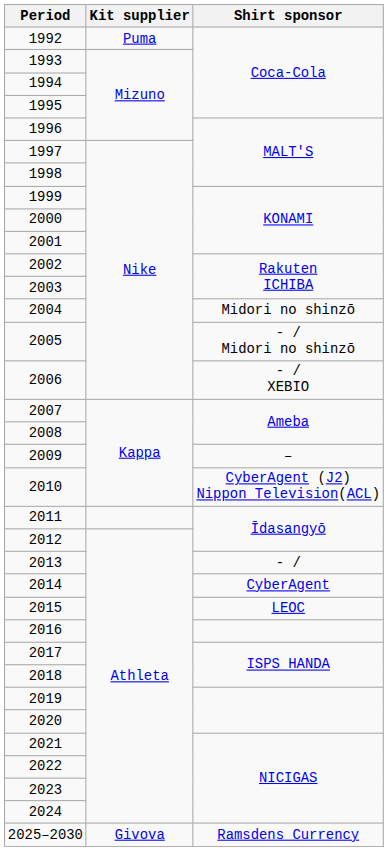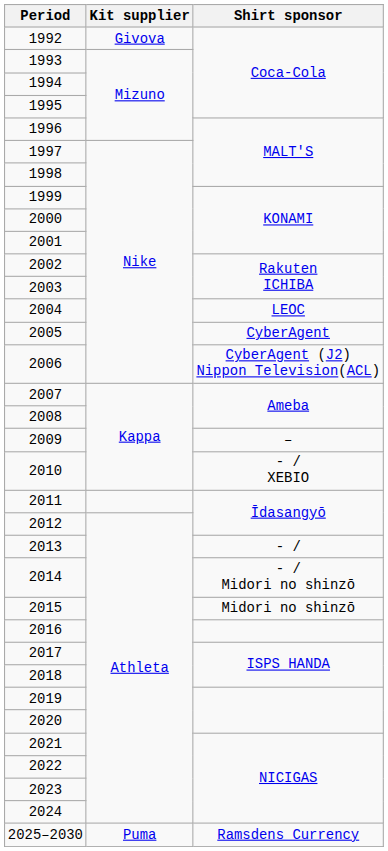(140, 39) Puma -> (140, 39) Givova
(288, 311) Midori no shinzō -> (288, 311) LEOC
(288, 341) - / Midori no shinzō -> (288, 333) CyberAgent
(288, 380) - / XEBIO -> (288, 364) CyberAgent (J2) Nippon Television(ACL)
(288, 487) CyberAgent (J2) Nippon Television(ACL) -> (288, 471) - / XEBIO
(288, 585) CyberAgent -> (288, 577) - / Midori no shinzō
(288, 608) LEOC -> (288, 608) Midori no shinzō
(140, 835) Givova -> (140, 835) Puma
